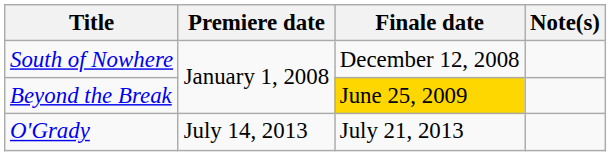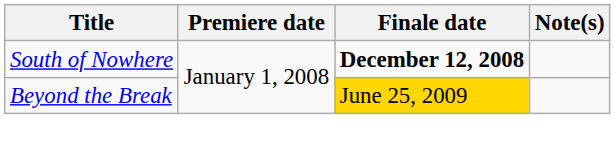(430, 58) normal -> (432, 58) bold
- row: (50, 131)
